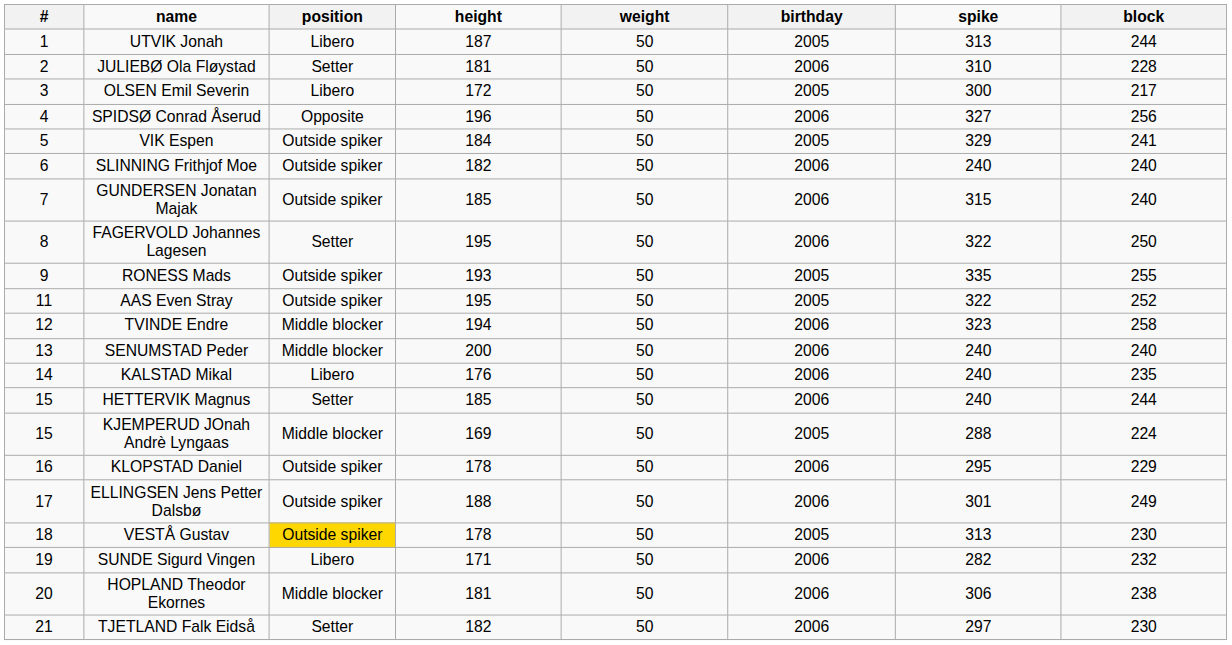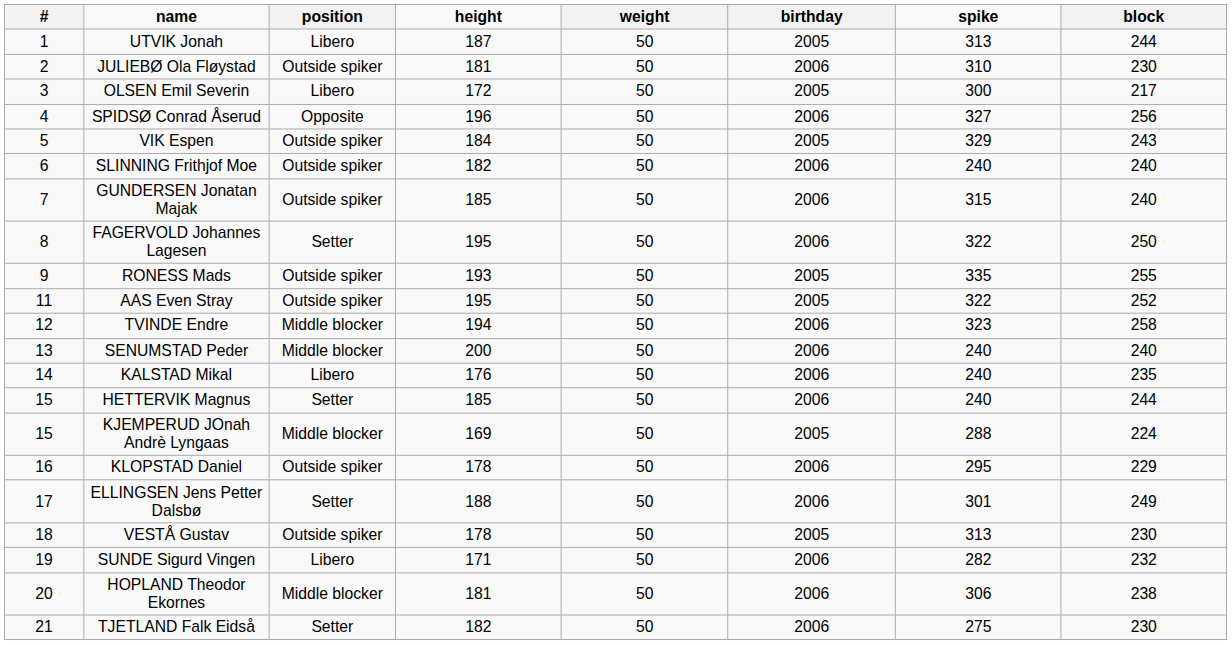(332, 66) Setter -> (332, 66) Outside spiker
(1144, 66) 228 -> (1144, 66) 230
(1144, 141) 241 -> (1144, 141) 243
(332, 501) Outside spiker -> (332, 501) Setter
(332, 535) gold background -> (332, 535) no background
(978, 627) 297 -> (978, 627) 275
